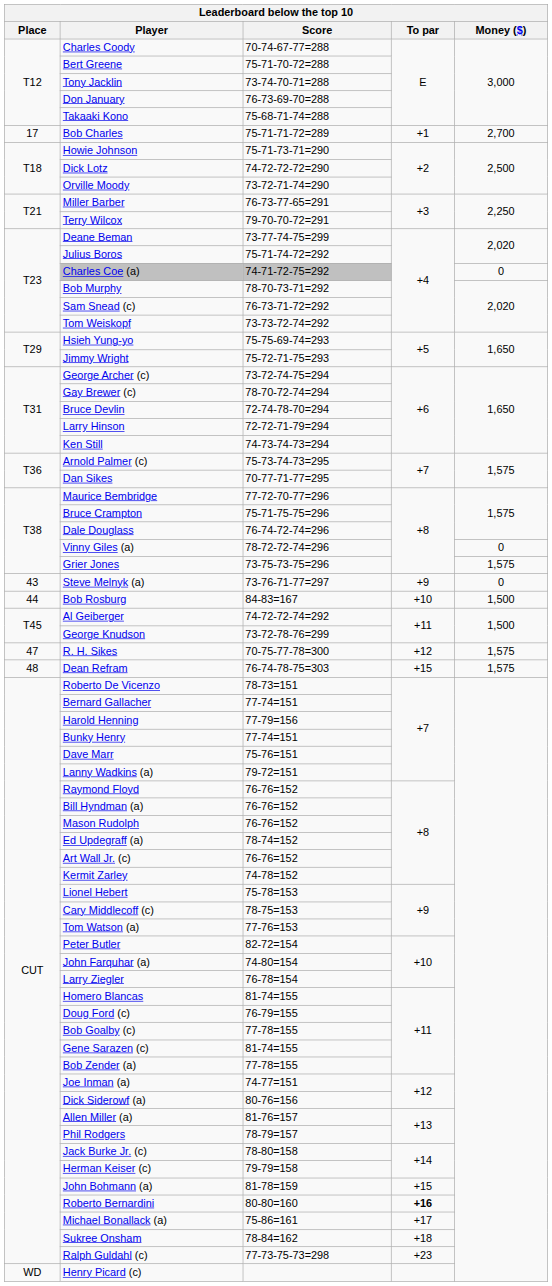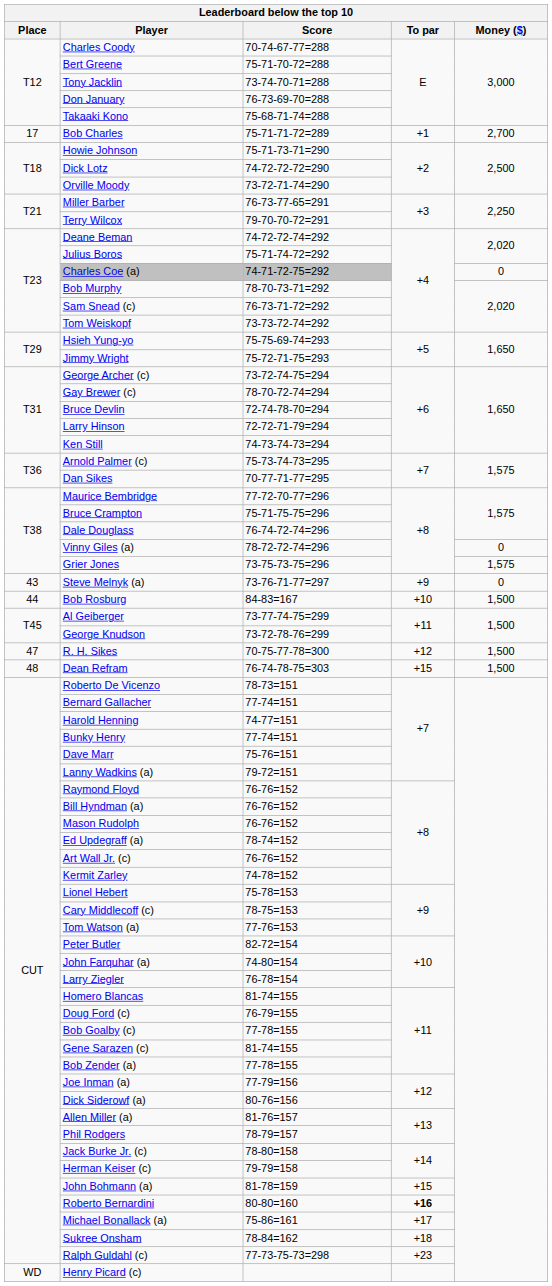(287, 237) 73-77-74-75=299 -> (287, 237) 74-72-72-74=292
(287, 617) 74-72-72-74=292 -> (287, 617) 73-77-74-75=299
(501, 651) 1,575 -> (501, 651) 1,500
(501, 668) 1,575 -> (501, 668) 1,500
(272, 720) 77-79=156 -> (272, 720) 74-77=151
(272, 1082) 74-77=151 -> (272, 1082) 77-79=156
